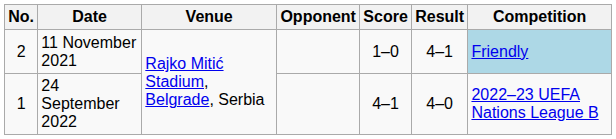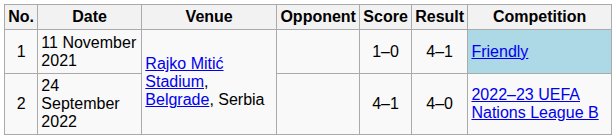(21, 51) 2 -> (21, 51) 1
(21, 103) 1 -> (21, 103) 2
